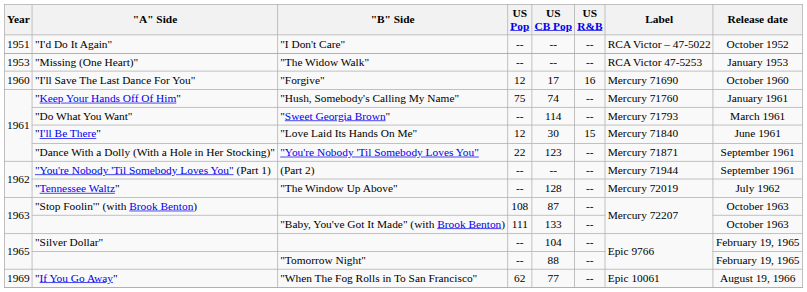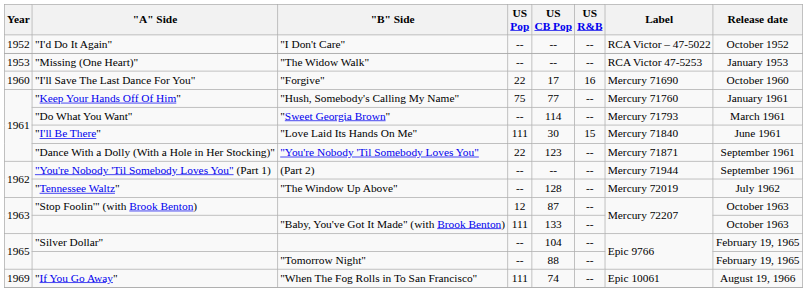(18, 44) 1951 -> (18, 44) 1952
(520, 80) 12 -> (520, 80) 22
(553, 98) 74 -> (553, 98) 77
(520, 134) 12 -> (520, 134) 111
(520, 206) 108 -> (520, 206) 12
(520, 278) 62 -> (520, 278) 111
(553, 278) 77 -> (553, 278) 74
